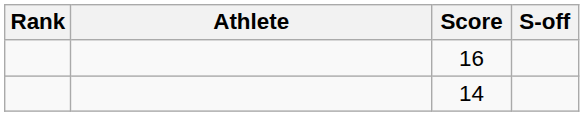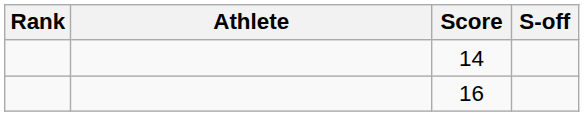rows swapped: (472, 57) <-> (472, 93)
